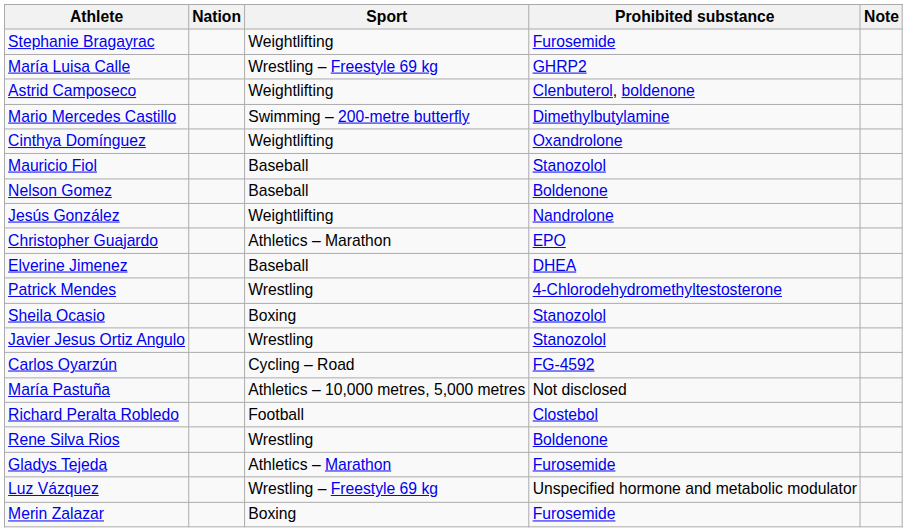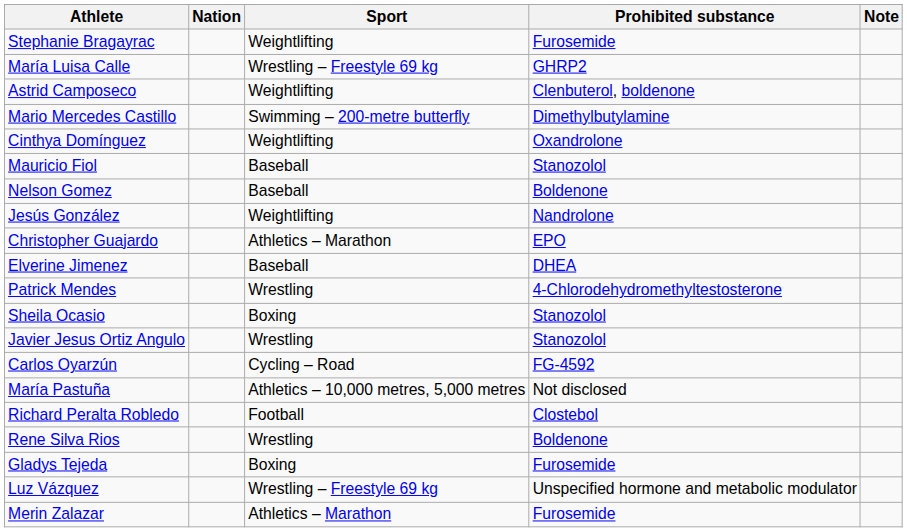(320, 464) Athletics – Marathon -> (272, 464) Boxing
(272, 514) Boxing -> (320, 514) Athletics – Marathon
